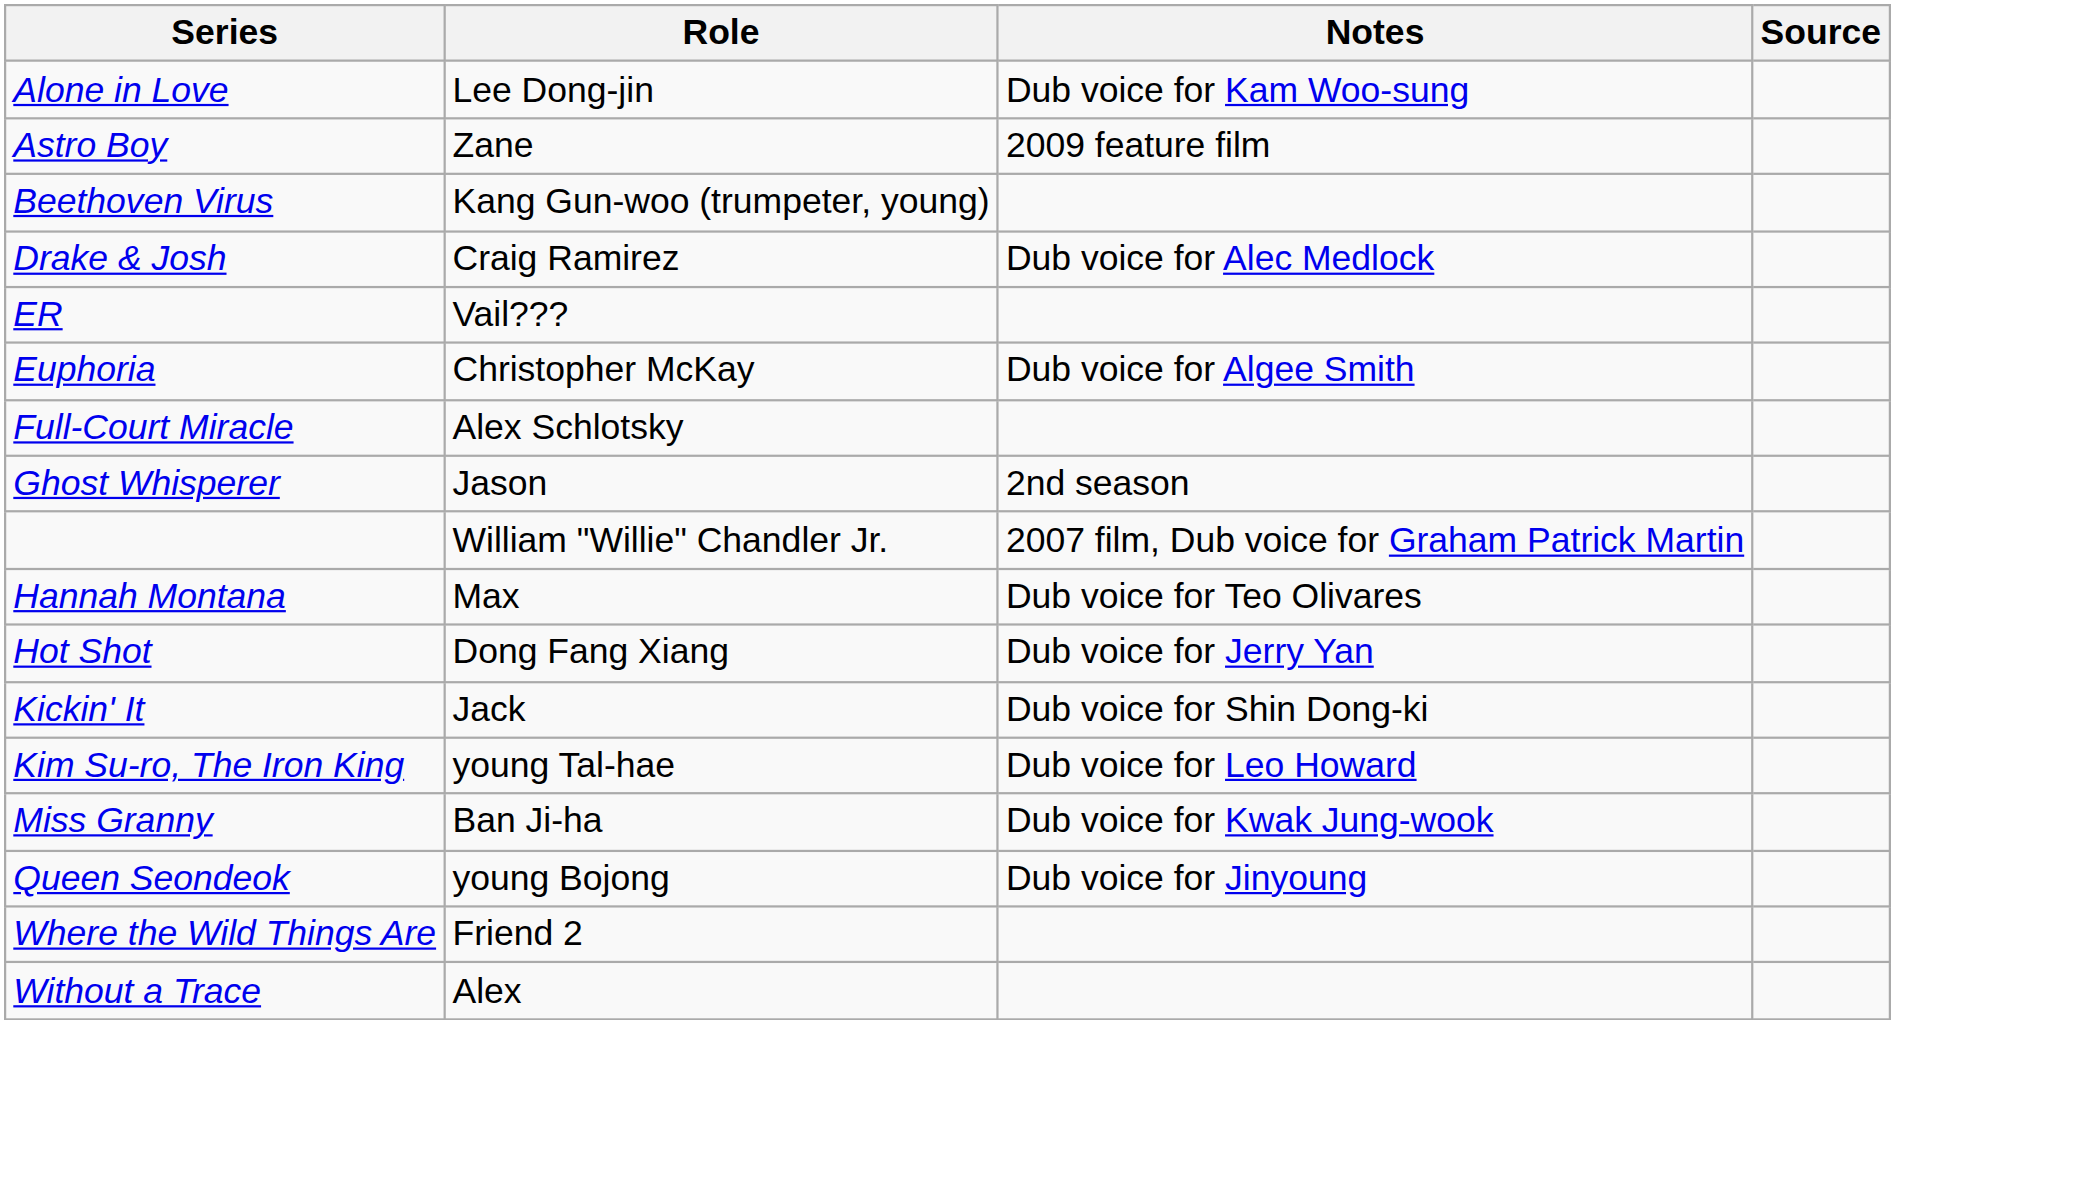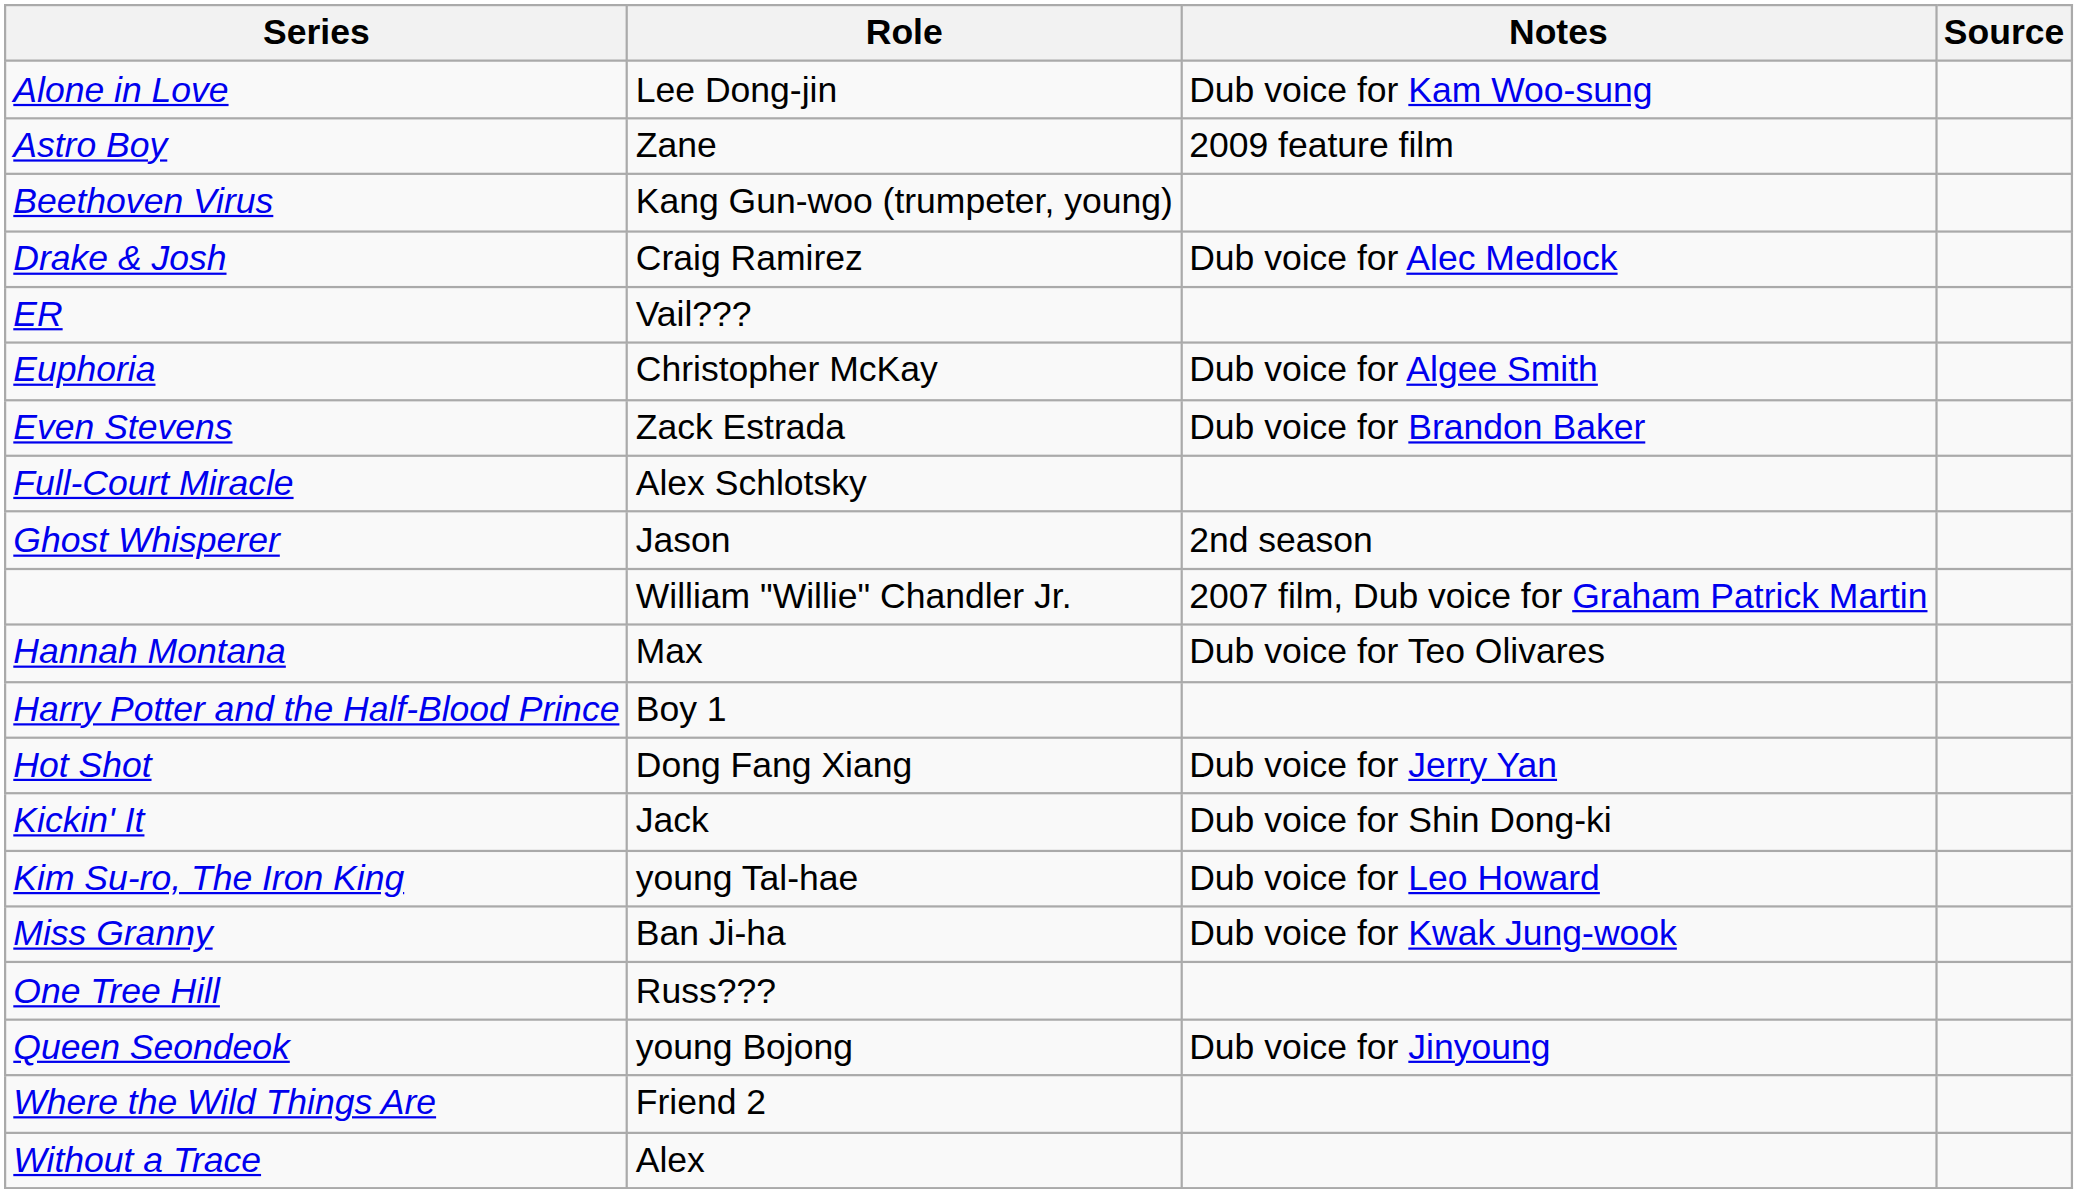+ row: (123, 426)
+ row: (316, 708)
+ row: (117, 990)
